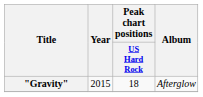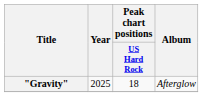(100, 84) 2015 -> (100, 84) 2025
